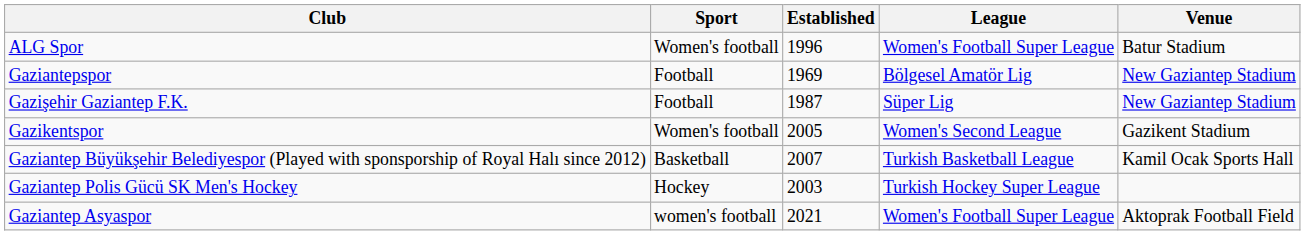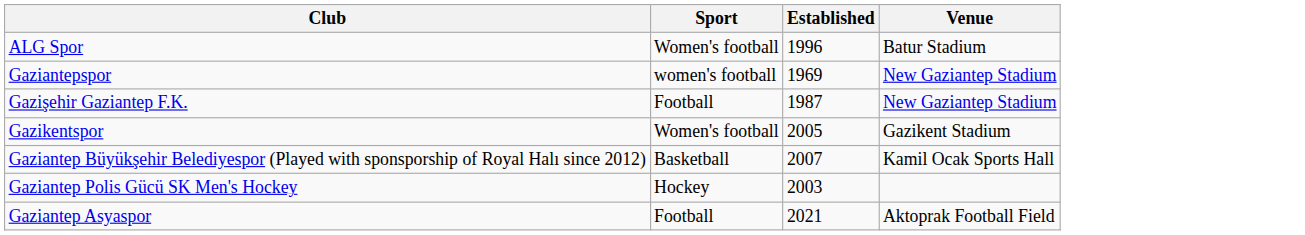- column: (998, 18)
(684, 74) Football -> (715, 74) women's football
(715, 215) women's football -> (684, 215) Football
